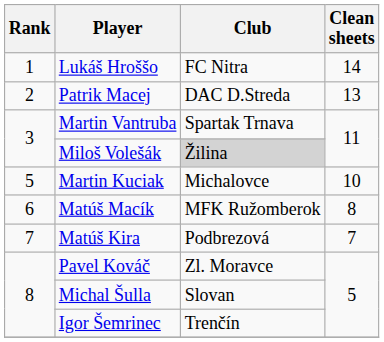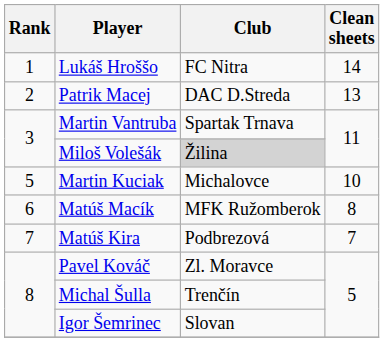(210, 294) Slovan -> (212, 294) Trenčín
(212, 323) Trenčín -> (210, 323) Slovan
